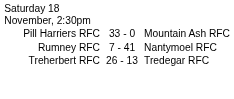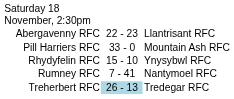+ row: (58, 34)
+ row: (64, 60)
(122, 60) no background -> (122, 87) lightblue background
